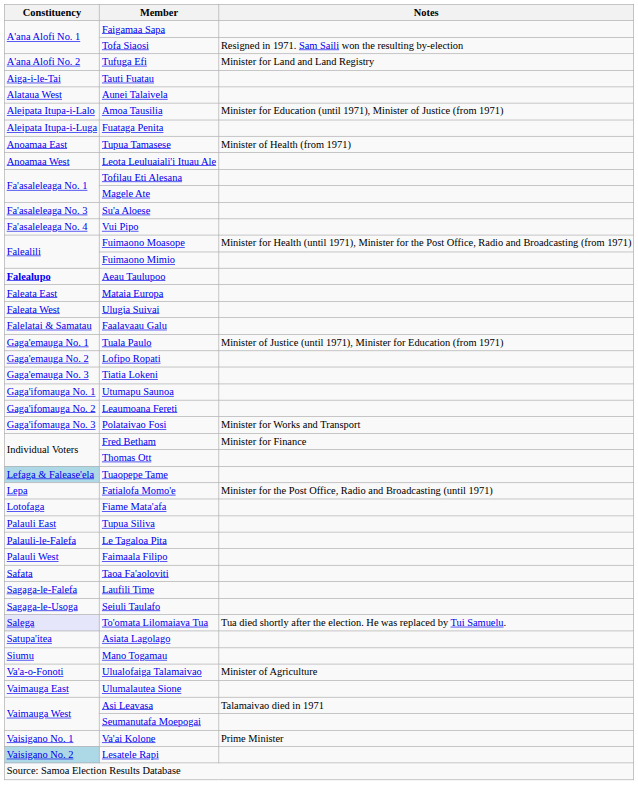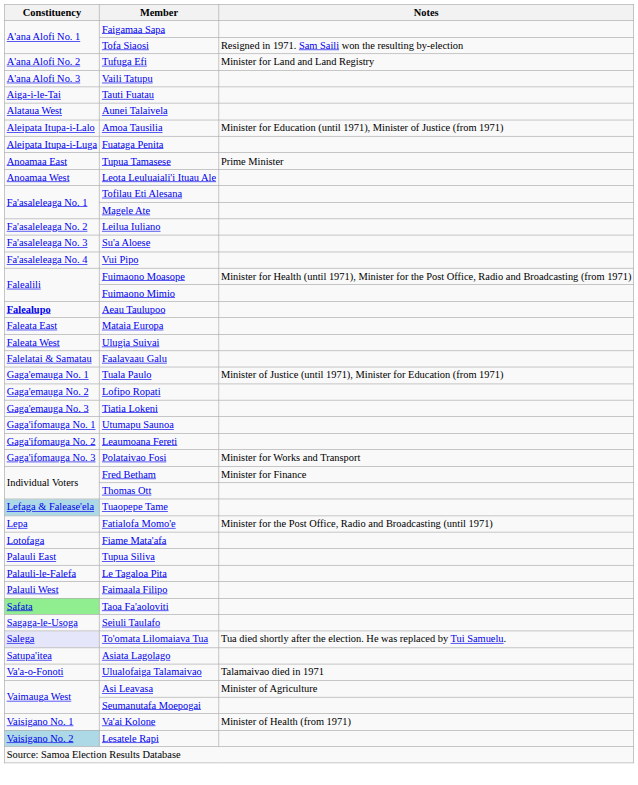+ row: (127, 78)
(286, 144) Minister of Health (from 1971) -> (252, 161) Prime Minister
+ row: (131, 227)
(20, 573) no background -> (20, 606) lightgreen background
- row: (128, 590)
- row: (135, 656)
(269, 672) Minister of Agriculture -> (272, 672) Talamaivao died in 1971
- row: (142, 688)
(272, 705) Talamaivao died in 1971 -> (269, 688) Minister of Agriculture
(252, 738) Prime Minister -> (286, 721) Minister of Health (from 1971)
